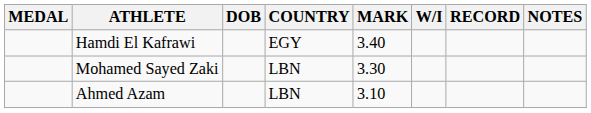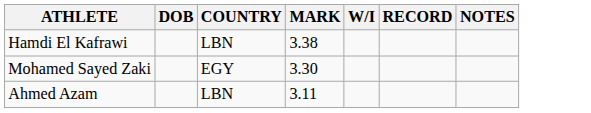- column: (38, 17)
(285, 42) EGY -> (217, 42) LBN
(371, 42) 3.40 -> (304, 42) 3.38
(285, 68) LBN -> (217, 68) EGY
(371, 94) 3.10 -> (303, 94) 3.11
